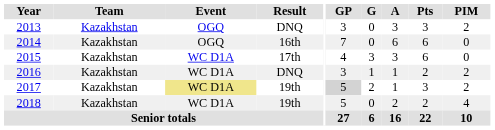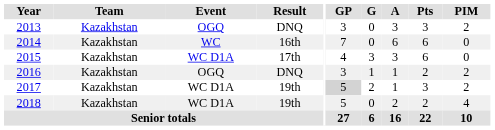(211, 42) OGQ -> (211, 42) WC
(211, 72) WC D1A -> (211, 72) OGQ
(211, 87) khaki background -> (211, 87) no background
